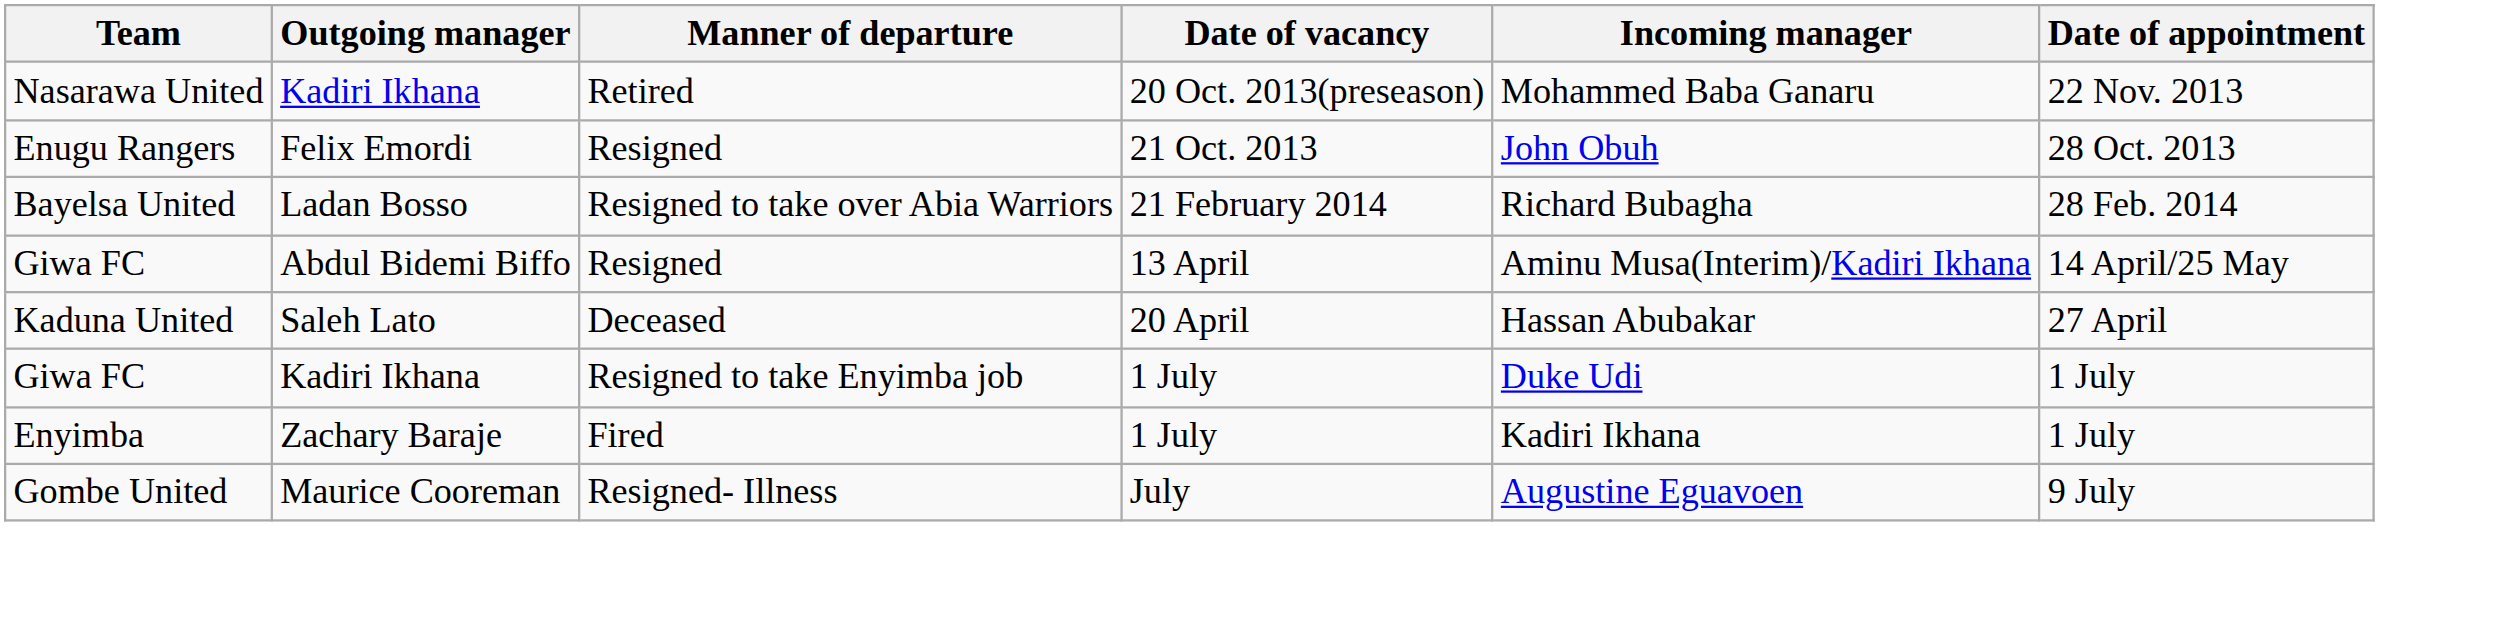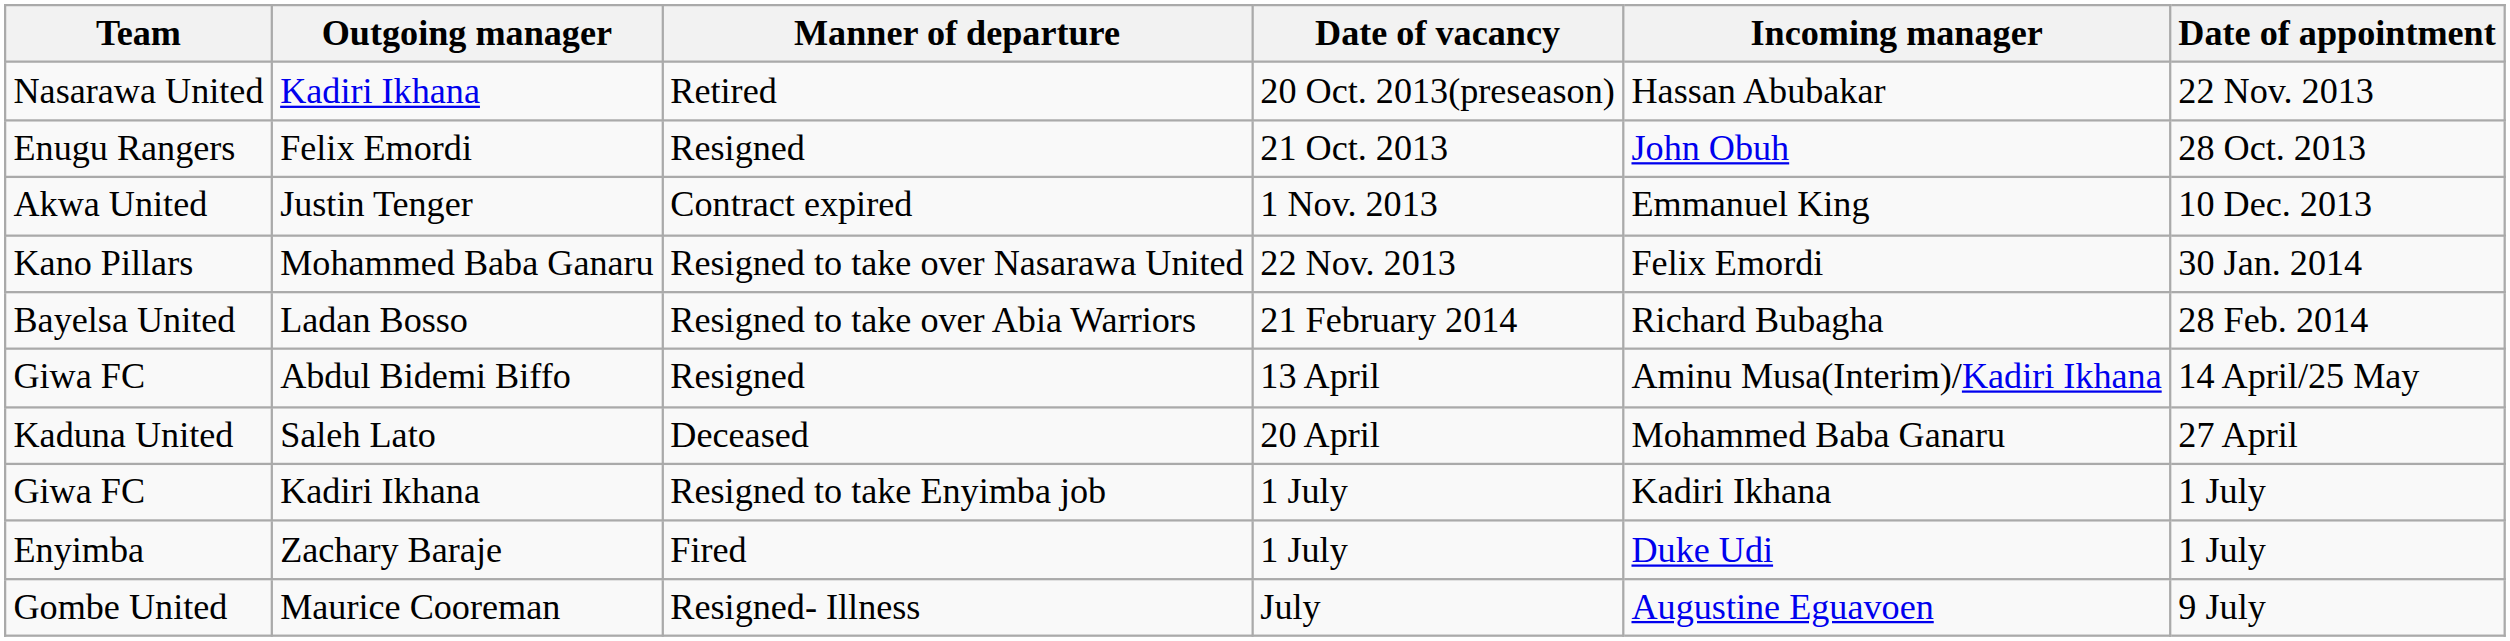(1688, 90) Mohammed Baba Ganaru -> (1759, 90) Hassan Abubakar
+ row: (110, 205)
+ row: (103, 262)
(1628, 319) Hassan Abubakar -> (1818, 434) Mohammed Baba Ganaru
(1572, 377) Duke Udi -> (1731, 491) Kadiri Ikhana
(1601, 434) Kadiri Ikhana -> (1702, 549) Duke Udi
